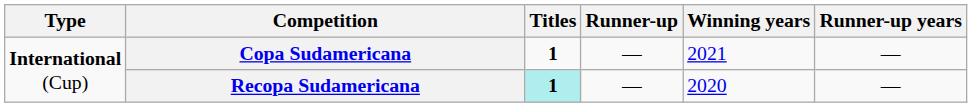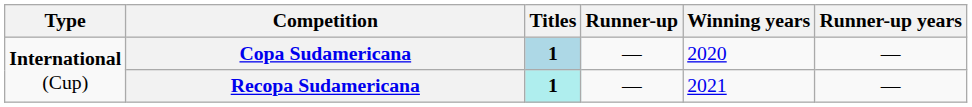(553, 53) no background -> (553, 53) lightblue background
(707, 53) 2021 -> (707, 53) 2020
(707, 86) 2020 -> (707, 86) 2021
